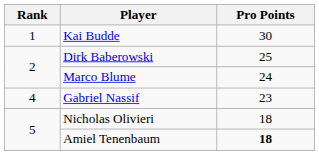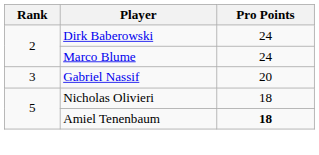- row: (91, 35)
(266, 56) 25 -> (266, 35) 24
(32, 98) 4 -> (32, 77) 3
(266, 98) 23 -> (266, 77) 20
